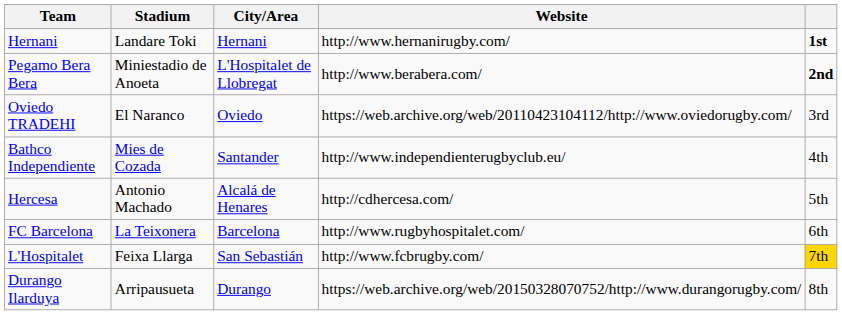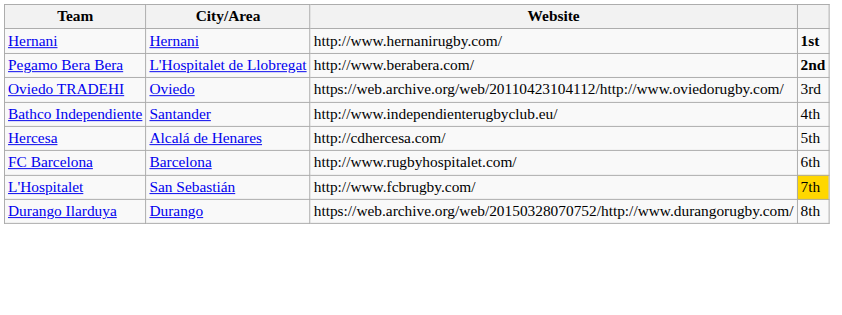- column: (162, 16)
